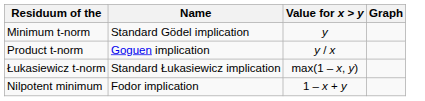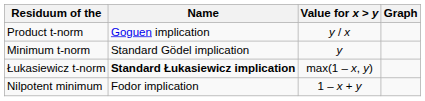rows swapped: (49, 31) <-> (45, 50)
(196, 68) normal -> (203, 68) bold
